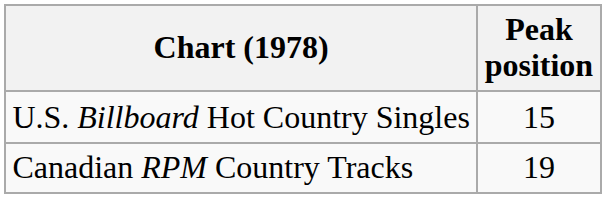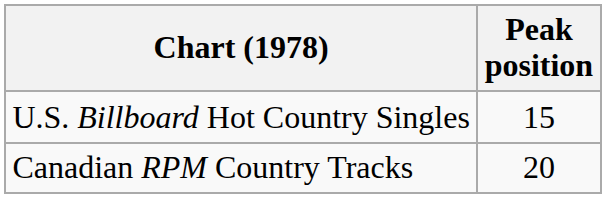(539, 167) 19 -> (539, 167) 20
